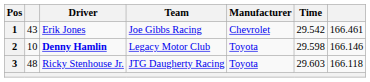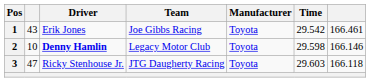(250, 30) Chevrolet -> (244, 30) Toyota
(32, 64) 48 -> (32, 64) 47
